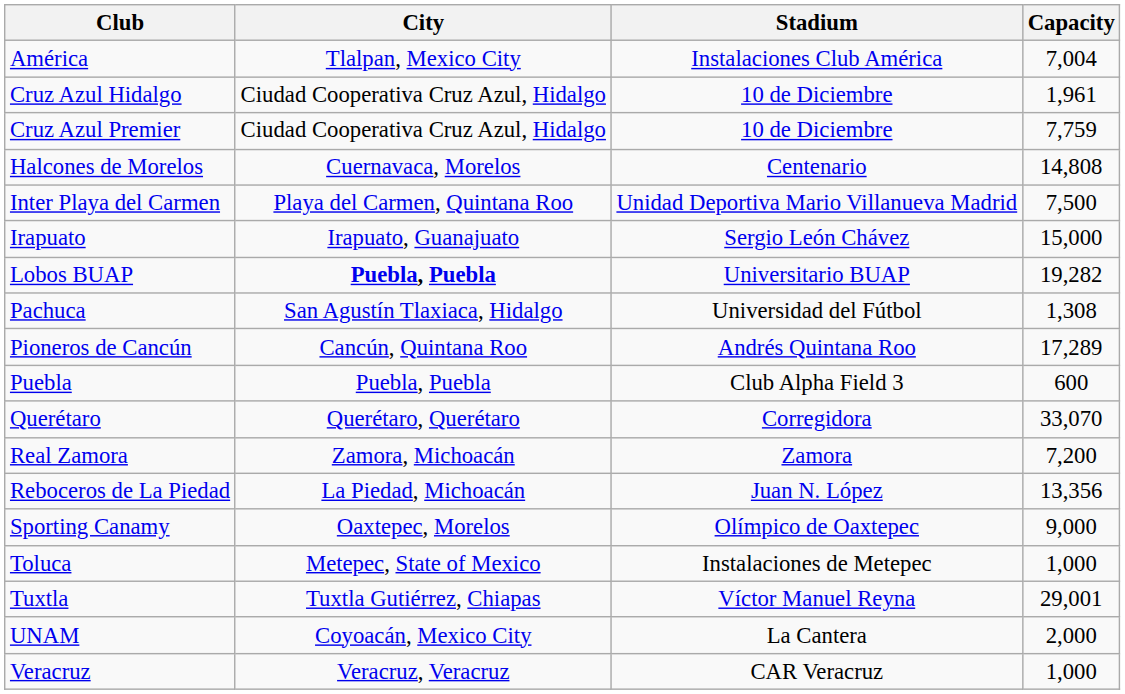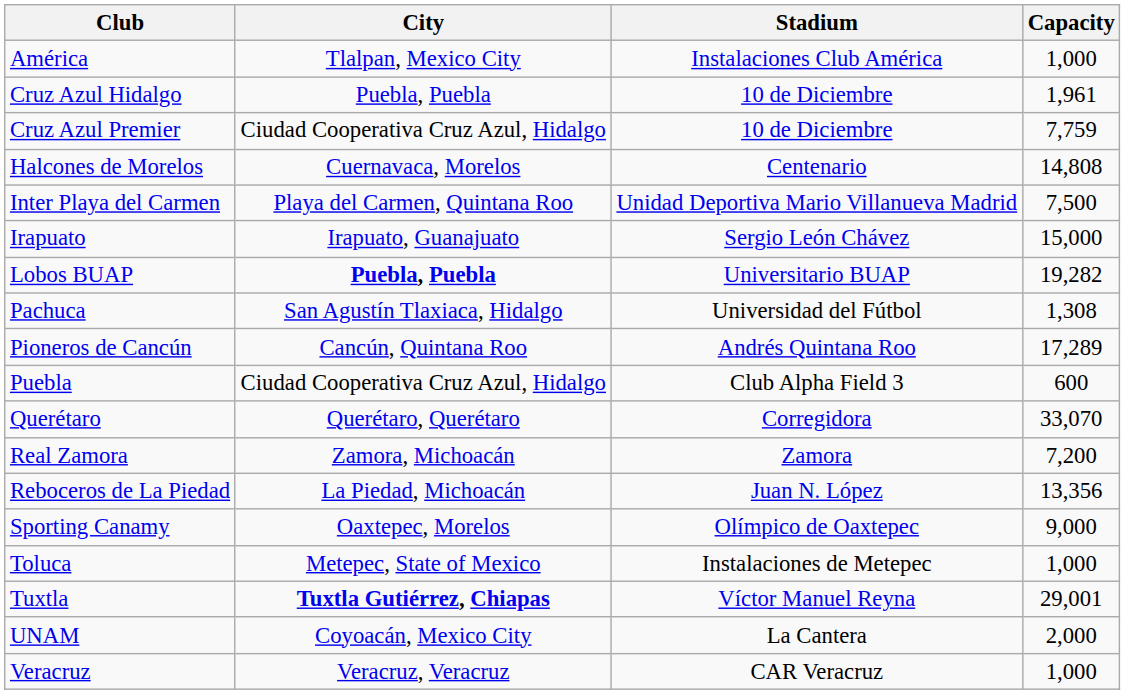(1071, 58) 7,004 -> (1071, 58) 1,000
(423, 94) Ciudad Cooperativa Cruz Azul, Hidalgo -> (423, 94) Puebla, Puebla
(423, 382) Puebla, Puebla -> (423, 382) Ciudad Cooperativa Cruz Azul, Hidalgo
(423, 599) normal -> (423, 599) bold
